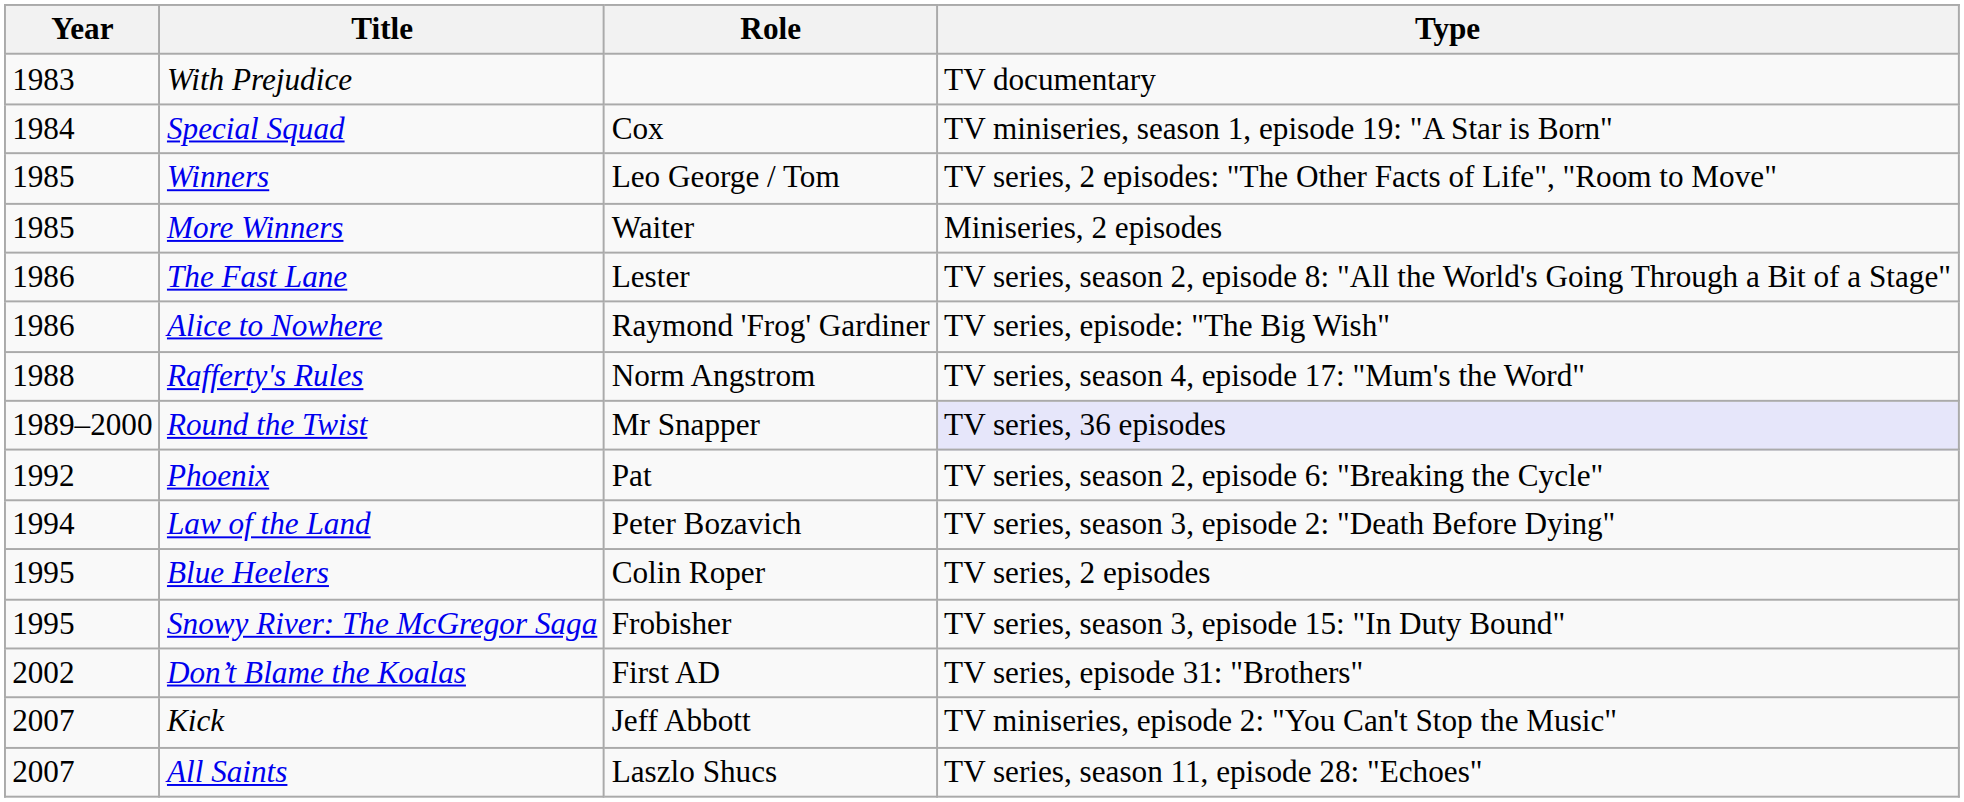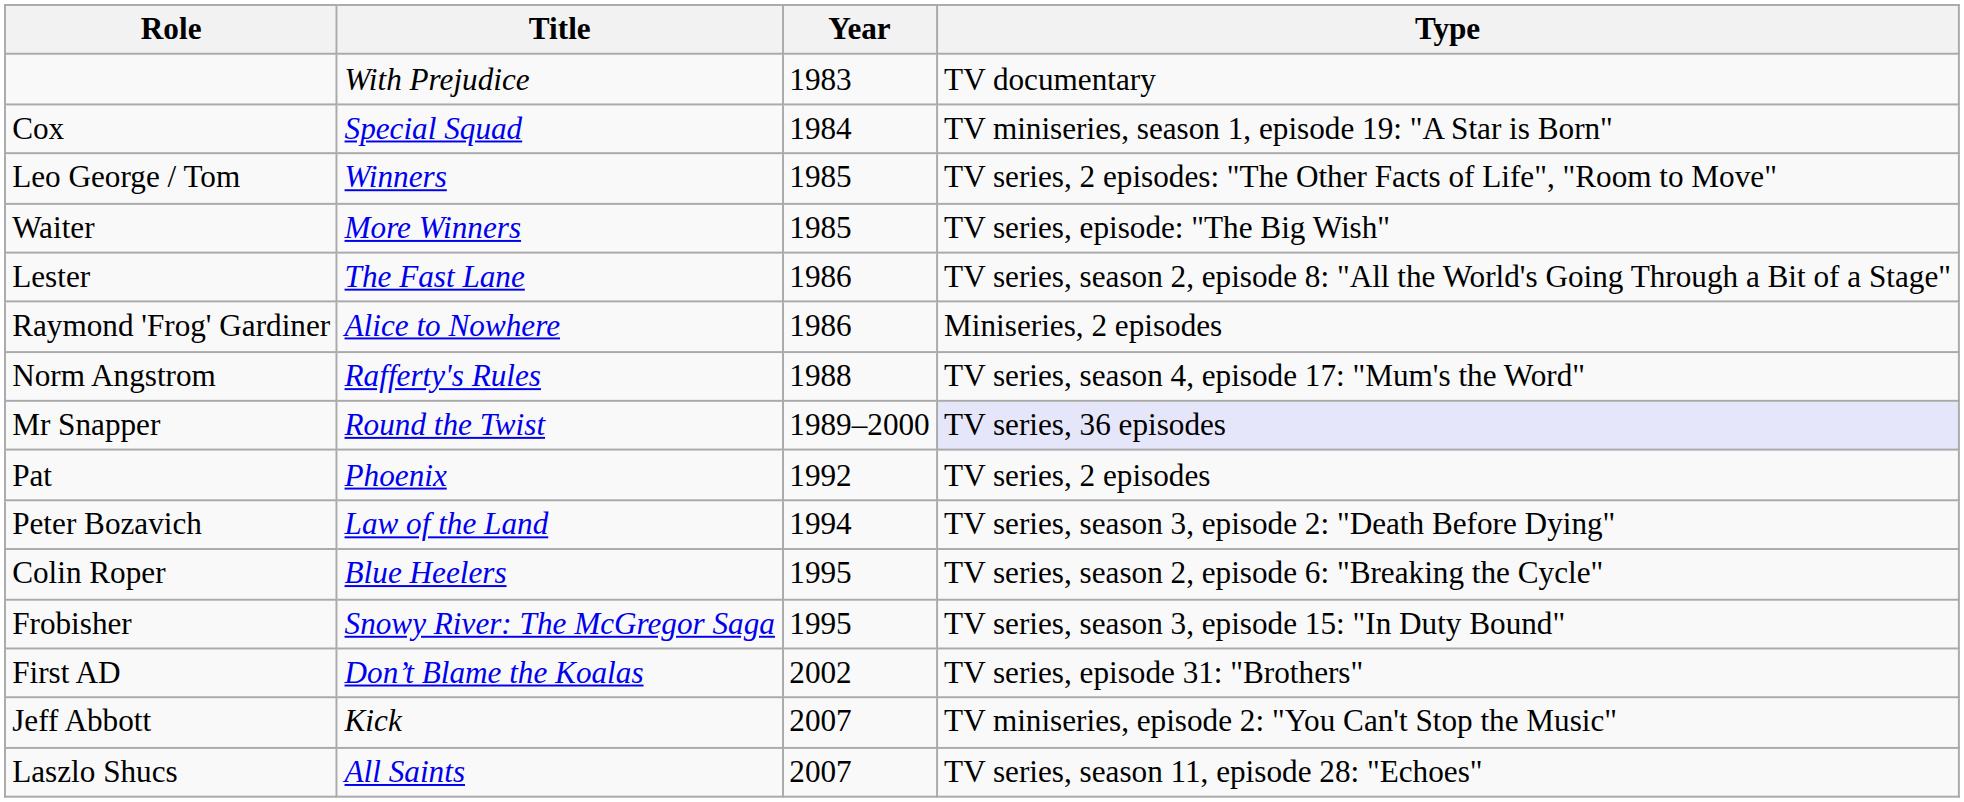columns swapped: (82, 29) <-> (771, 29)
(1083, 227) Miniseries, 2 episodes -> (1167, 227) TV series, episode: "The Big Wish"
(1167, 326) TV series, episode: "The Big Wish" -> (1083, 326) Miniseries, 2 episodes
(1274, 474) TV series, season 2, episode 6: "Breaking the Cycle" -> (1077, 474) TV series, 2 episodes
(1077, 573) TV series, 2 episodes -> (1274, 573) TV series, season 2, episode 6: "Breaking the Cycle"
